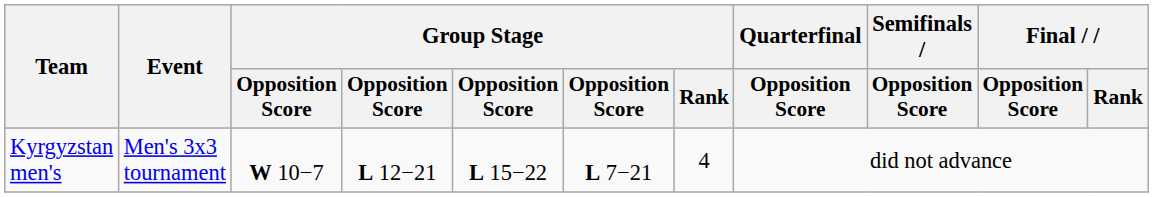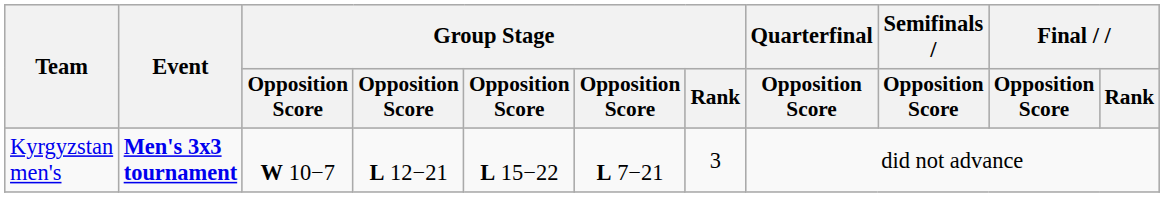(175, 160) normal -> (180, 160) bold
(704, 160) 4 -> (715, 160) 3
